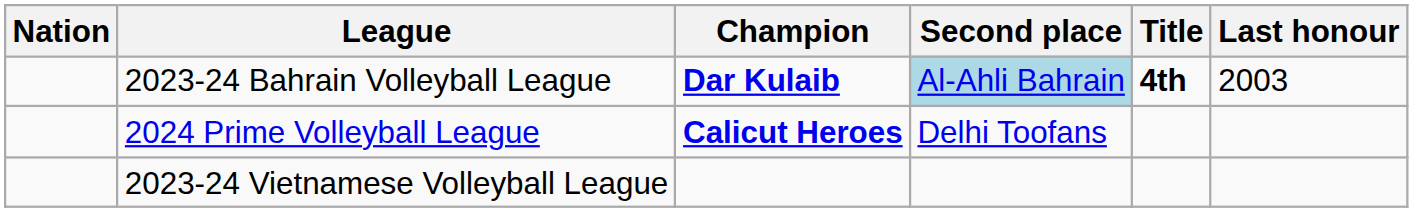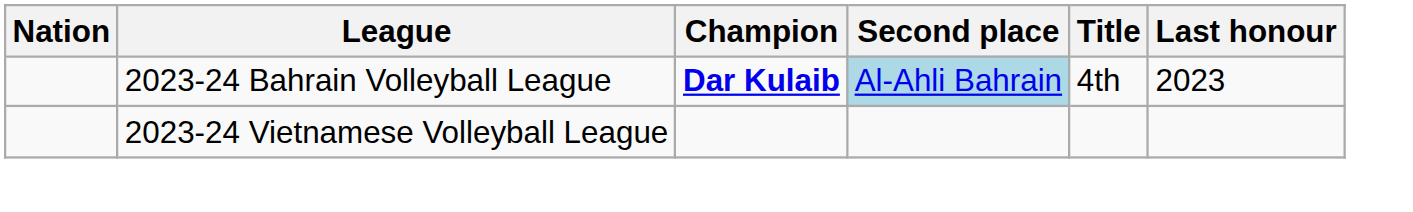(1163, 81) bold -> (1099, 81) normal
(1253, 81) 2003 -> (1190, 81) 2023
- row: (332, 132)
